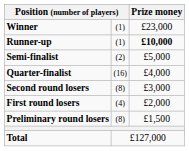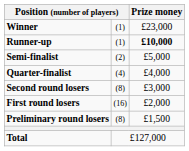(120, 73) (16) -> (120, 73) (4)
(120, 104) (4) -> (120, 104) (16)
